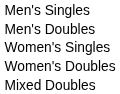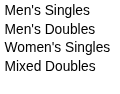- row: (60, 67)
